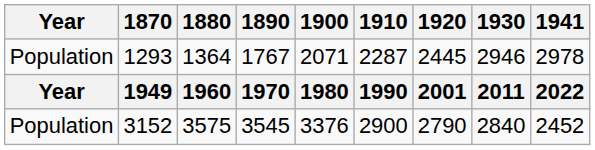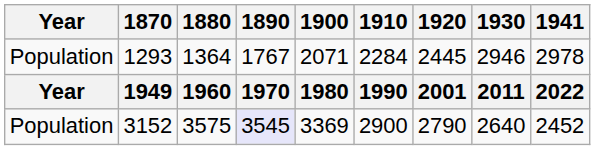(383, 56) 2287 -> (383, 56) 2284
(266, 126) no background -> (266, 126) lavender background
(324, 126) 3376 -> (324, 126) 3369
(501, 126) 2840 -> (501, 126) 2640
